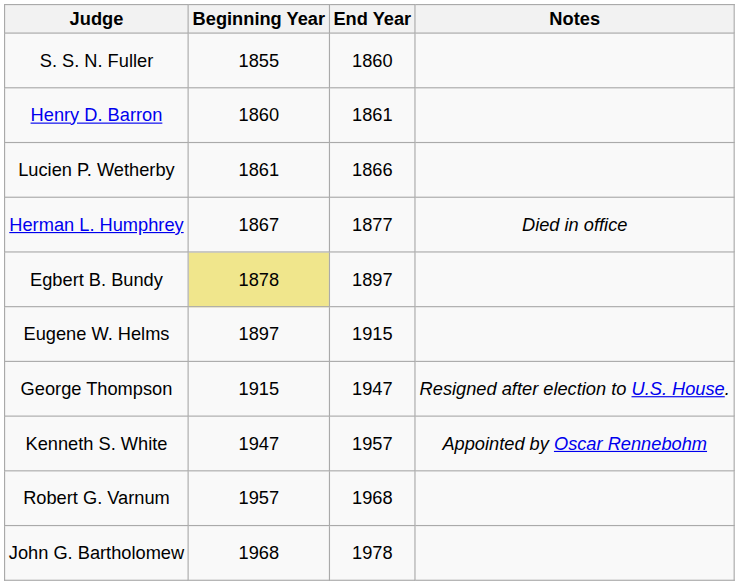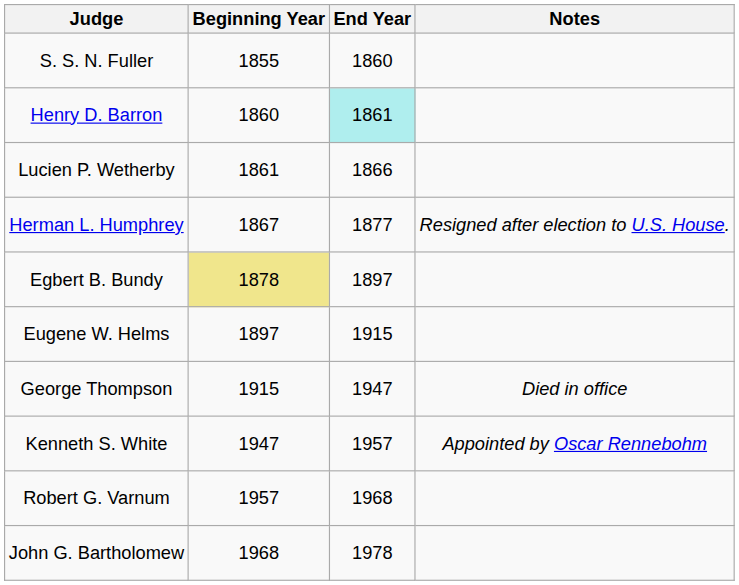(372, 115) no background -> (372, 115) paleturquoise background
(575, 224) Died in office -> (575, 224) Resigned after election to U.S. House.
(575, 389) Resigned after election to U.S. House. -> (575, 389) Died in office
